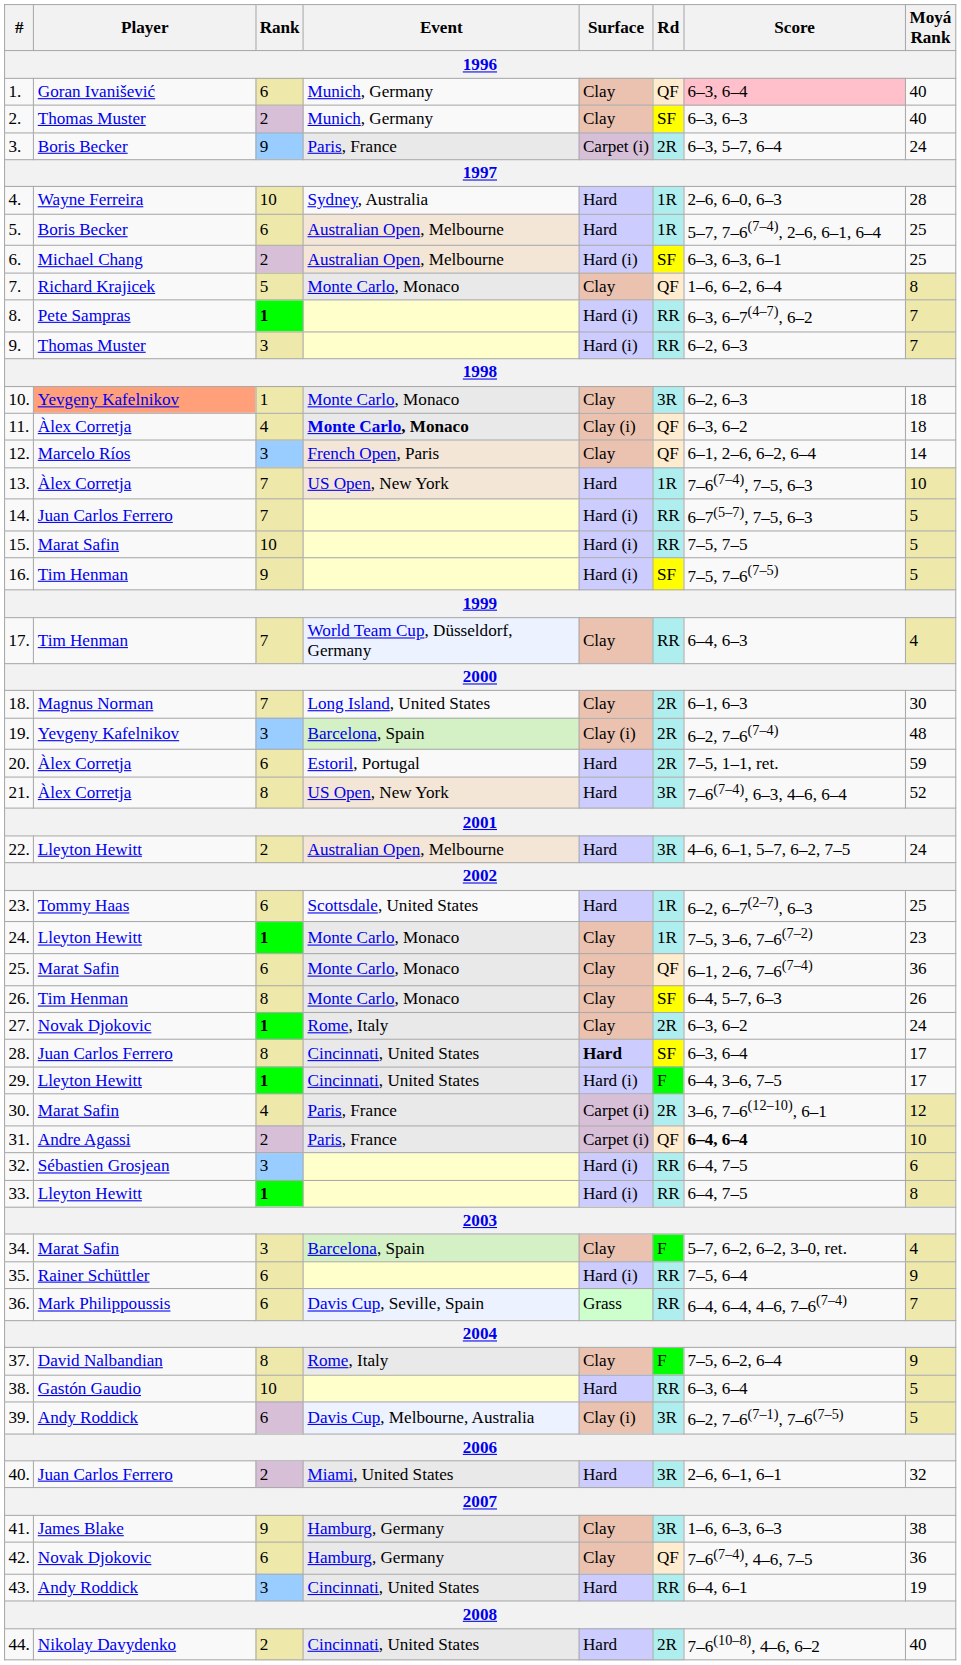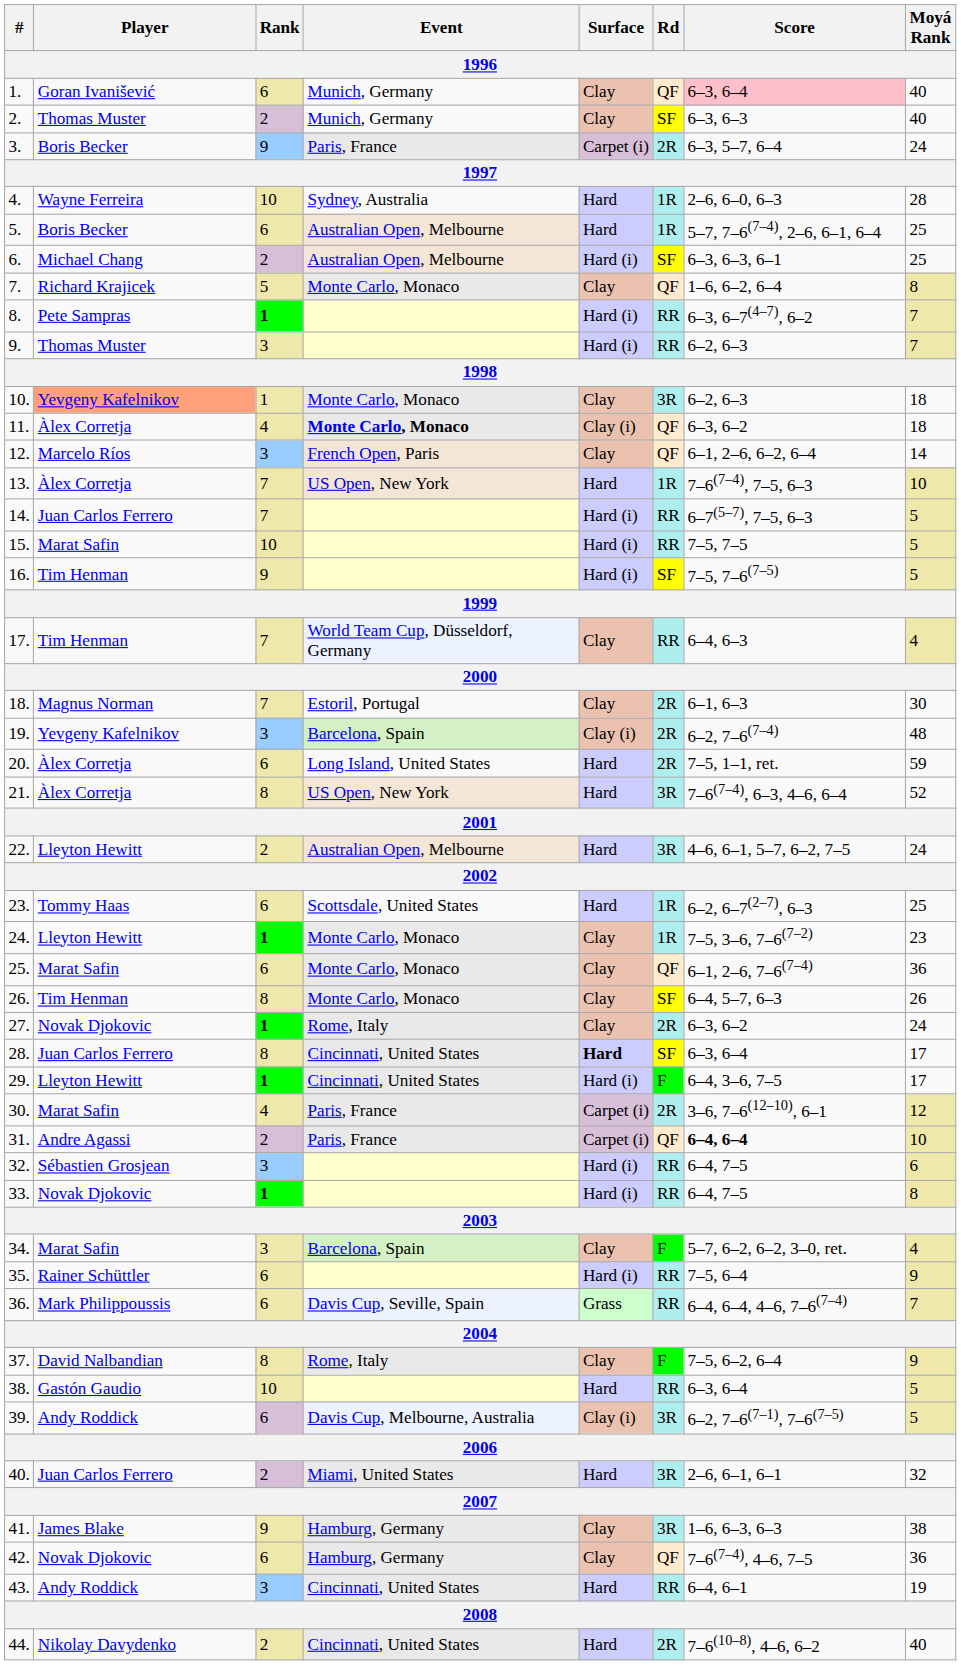(399, 704) Long Island, United States -> (364, 704) Estoril, Portugal
(364, 763) Estoril, Portugal -> (399, 763) Long Island, United States
(90, 1193) Lleyton Hewitt -> (95, 1193) Novak Djokovic
